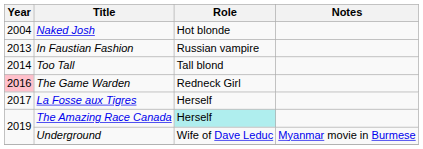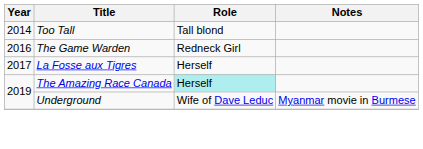- row: (66, 30)
- row: (85, 48)
(19, 83) pink background -> (19, 48) no background
